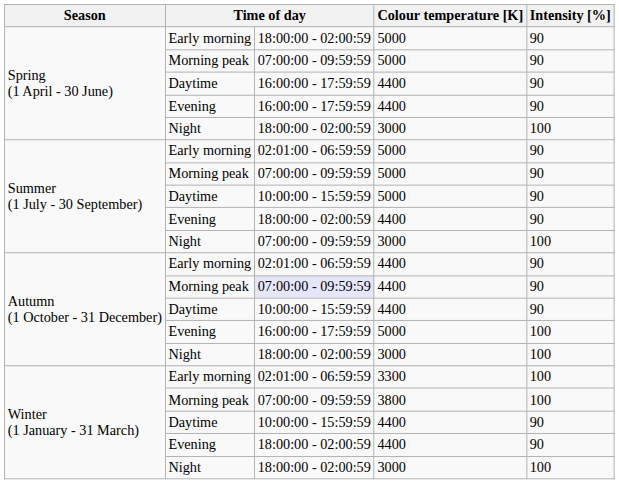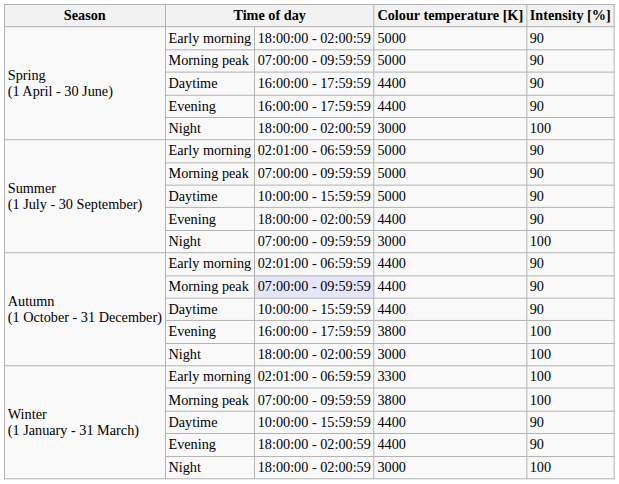(392, 331) 5000 -> (392, 331) 3800
